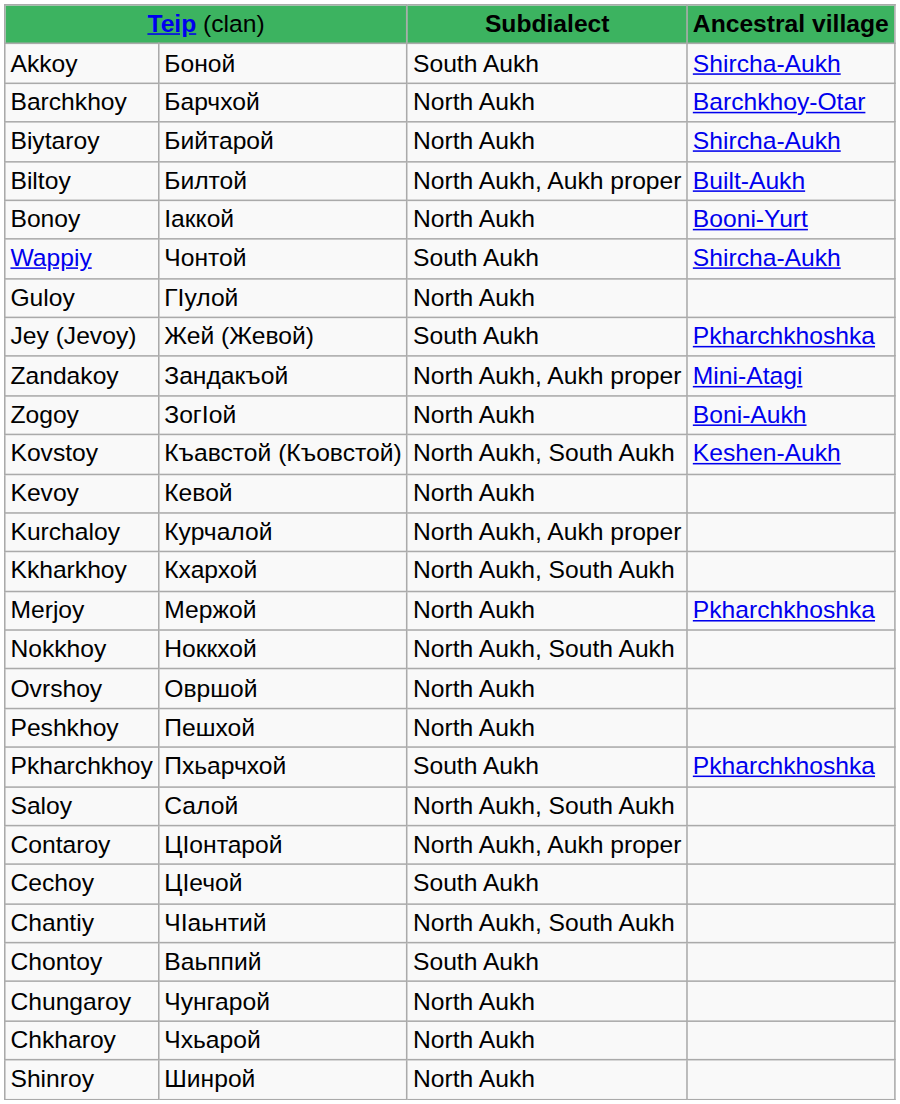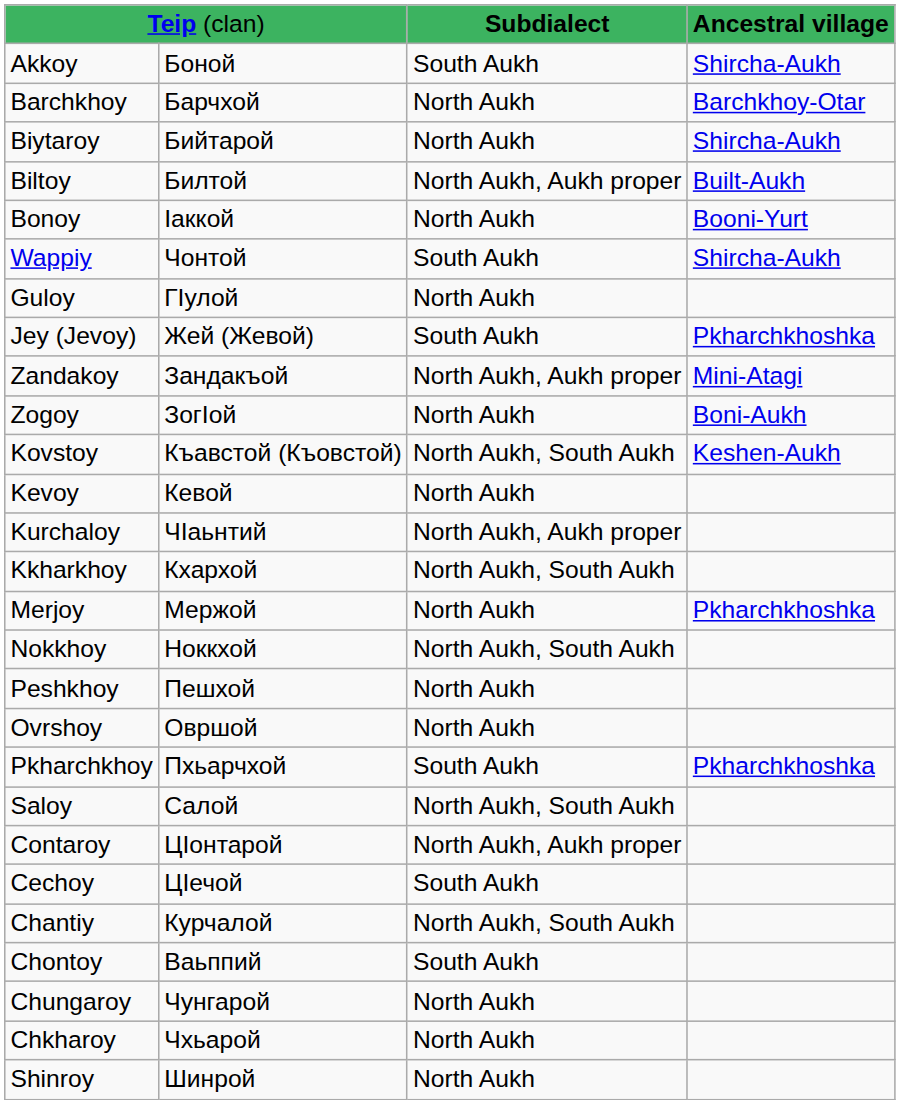(218, 532) Курчалой -> (215, 532) ЧӀаьнтий
rows swapped: (56, 688) <-> (65, 727)
(215, 922) ЧӀаьнтий -> (218, 922) Курчалой
